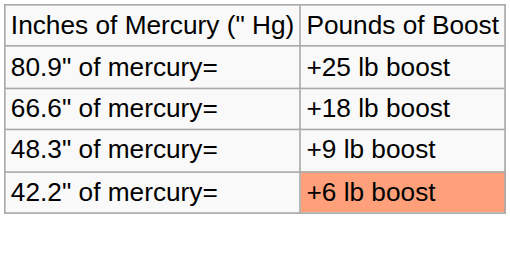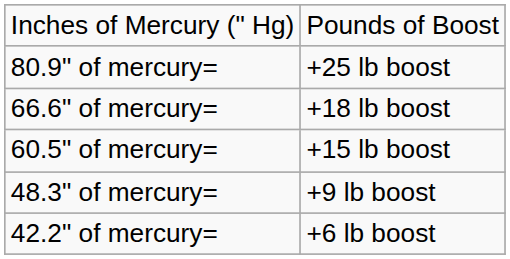+ row: (114, 150)
(371, 191) lightsalmon background -> (371, 233) no background
